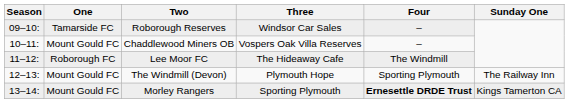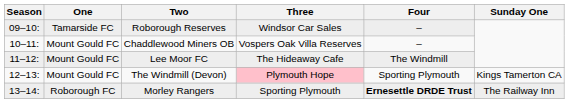(83, 59) Roborough FC -> (83, 59) Mount Gould FC
(300, 75) no background -> (300, 75) pink background
(519, 75) The Railway Inn -> (519, 75) Kings Tamerton CA
(83, 91) Mount Gould FC -> (83, 91) Roborough FC
(519, 91) Kings Tamerton CA -> (519, 91) The Railway Inn
